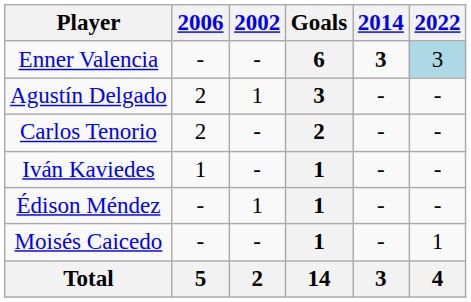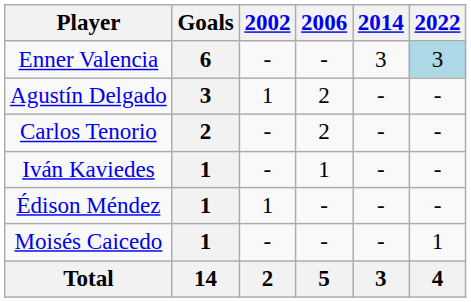columns swapped: (319, 22) <-> (200, 22)
(381, 59) bold -> (381, 59) normal
